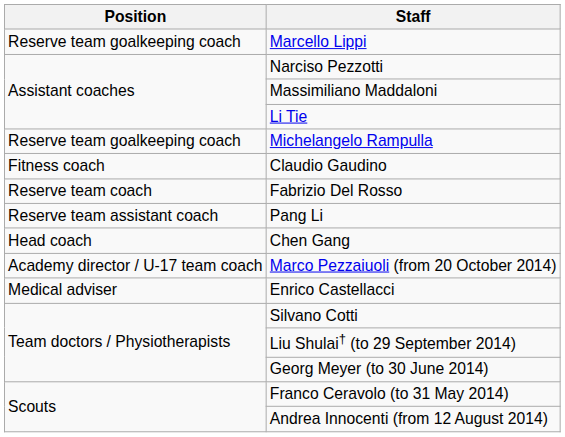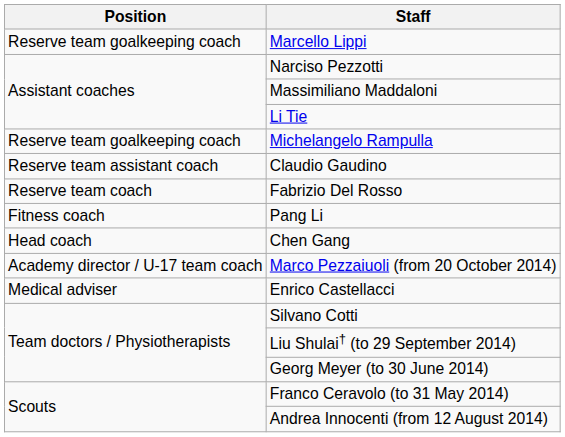(56, 166) Fitness coach -> (113, 166) Reserve team assistant coach
(113, 215) Reserve team assistant coach -> (56, 215) Fitness coach
